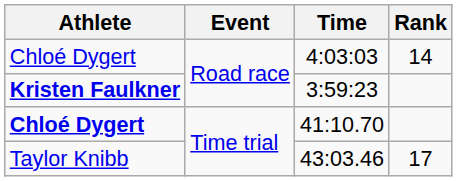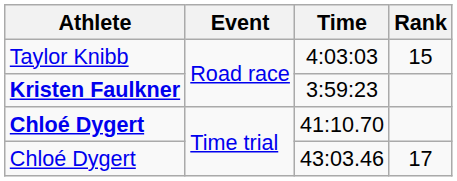(73, 56) Chloé Dygert -> (69, 56) Taylor Knibb
(421, 56) 14 -> (421, 56) 15
(69, 159) Taylor Knibb -> (73, 159) Chloé Dygert
